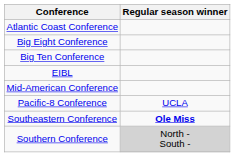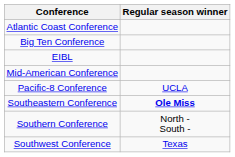- row: (62, 42)
(175, 139) lightgrey background -> (175, 124) no background
+ row: (62, 144)
